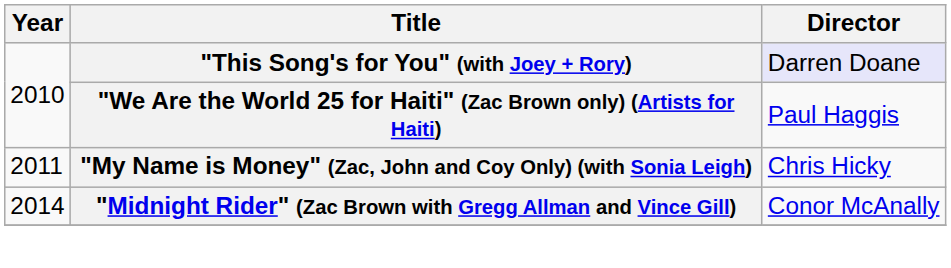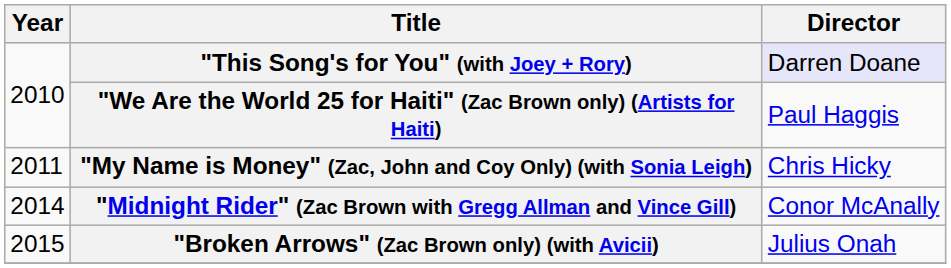+ row: (416, 243)
